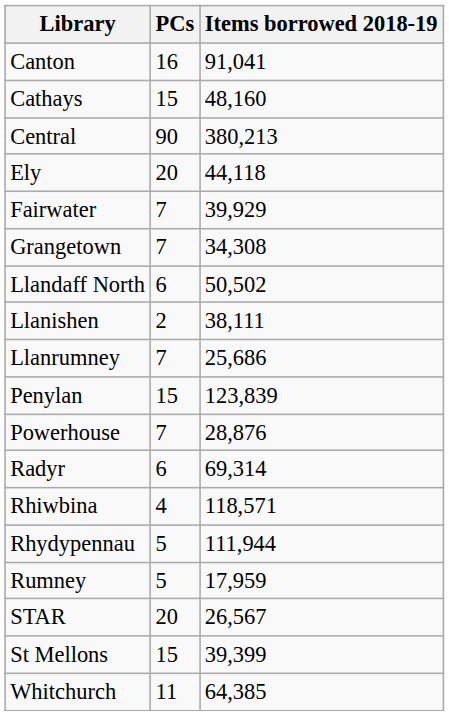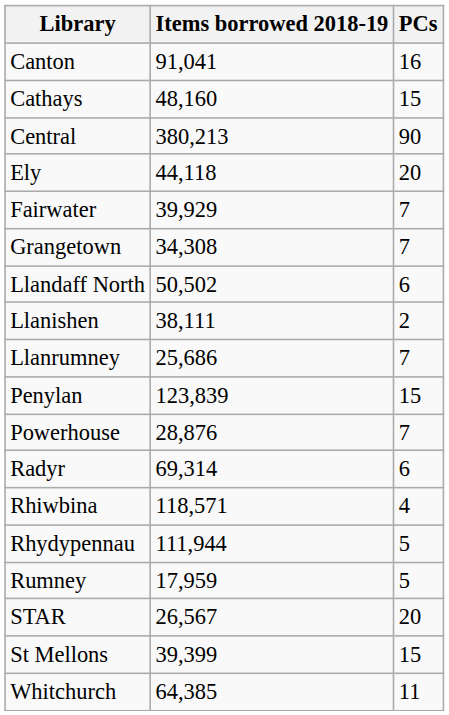columns swapped: (321, 24) <-> (175, 24)
